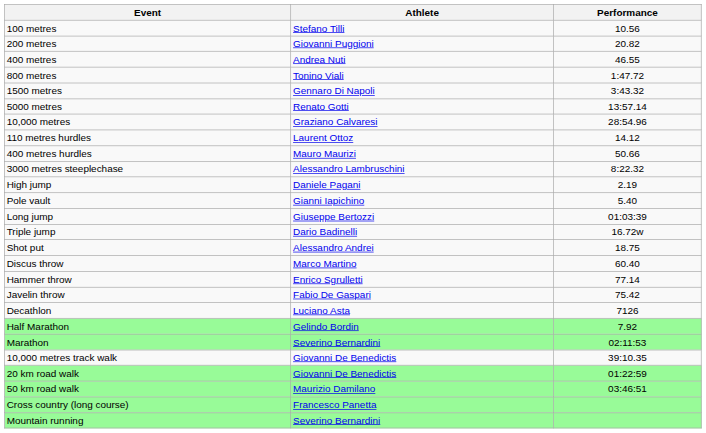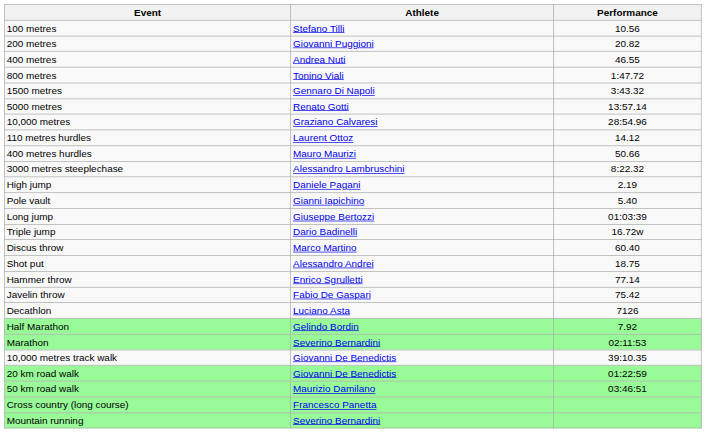rows swapped: (25, 248) <-> (35, 264)
